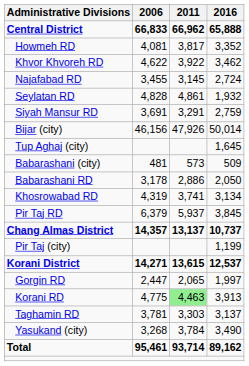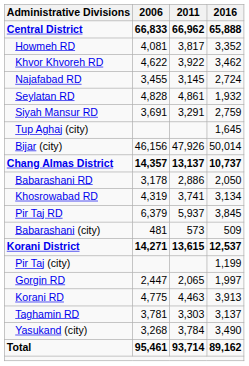rows swapped: (39, 130) <-> (52, 146)
rows swapped: (60, 230) <-> (58, 163)
rows swapped: (43, 247) <-> (43, 264)
(191, 297) lightgreen background -> (191, 297) no background
